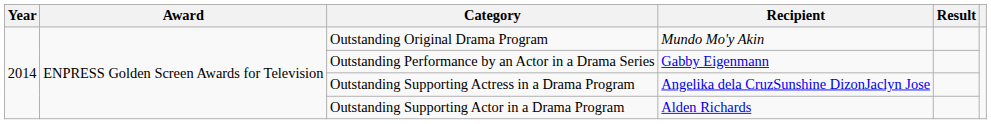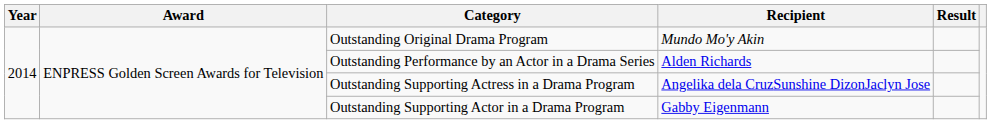(715, 61) Gabby Eigenmann -> (706, 61) Alden Richards
(706, 107) Alden Richards -> (715, 107) Gabby Eigenmann
